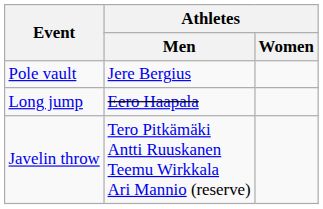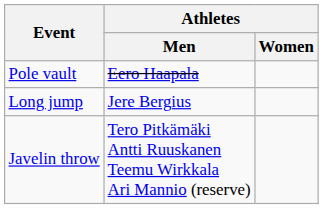(149, 74) Jere Bergius -> (153, 74) Eero Haapala
(153, 102) Eero Haapala -> (149, 102) Jere Bergius
